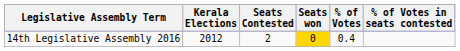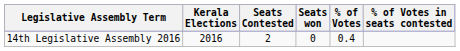(211, 39) 2012 -> (211, 39) 2016
(313, 39) gold background -> (313, 39) no background
